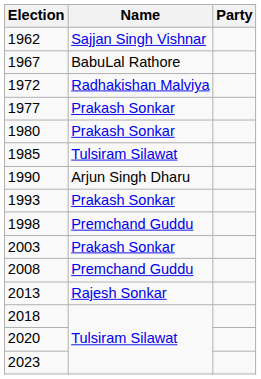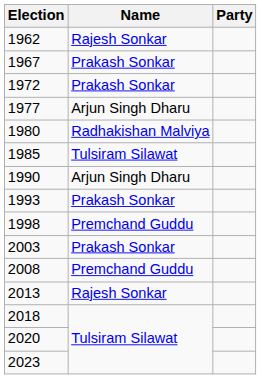(139, 39) Sajjan Singh Vishnar -> (119, 39) Rajesh Sonkar
(126, 62) BabuLal Rathore -> (123, 62) Prakash Sonkar
(140, 85) Radhakishan Malviya -> (123, 85) Prakash Sonkar
(123, 108) Prakash Sonkar -> (131, 108) Arjun Singh Dharu
(123, 131) Prakash Sonkar -> (140, 131) Radhakishan Malviya
